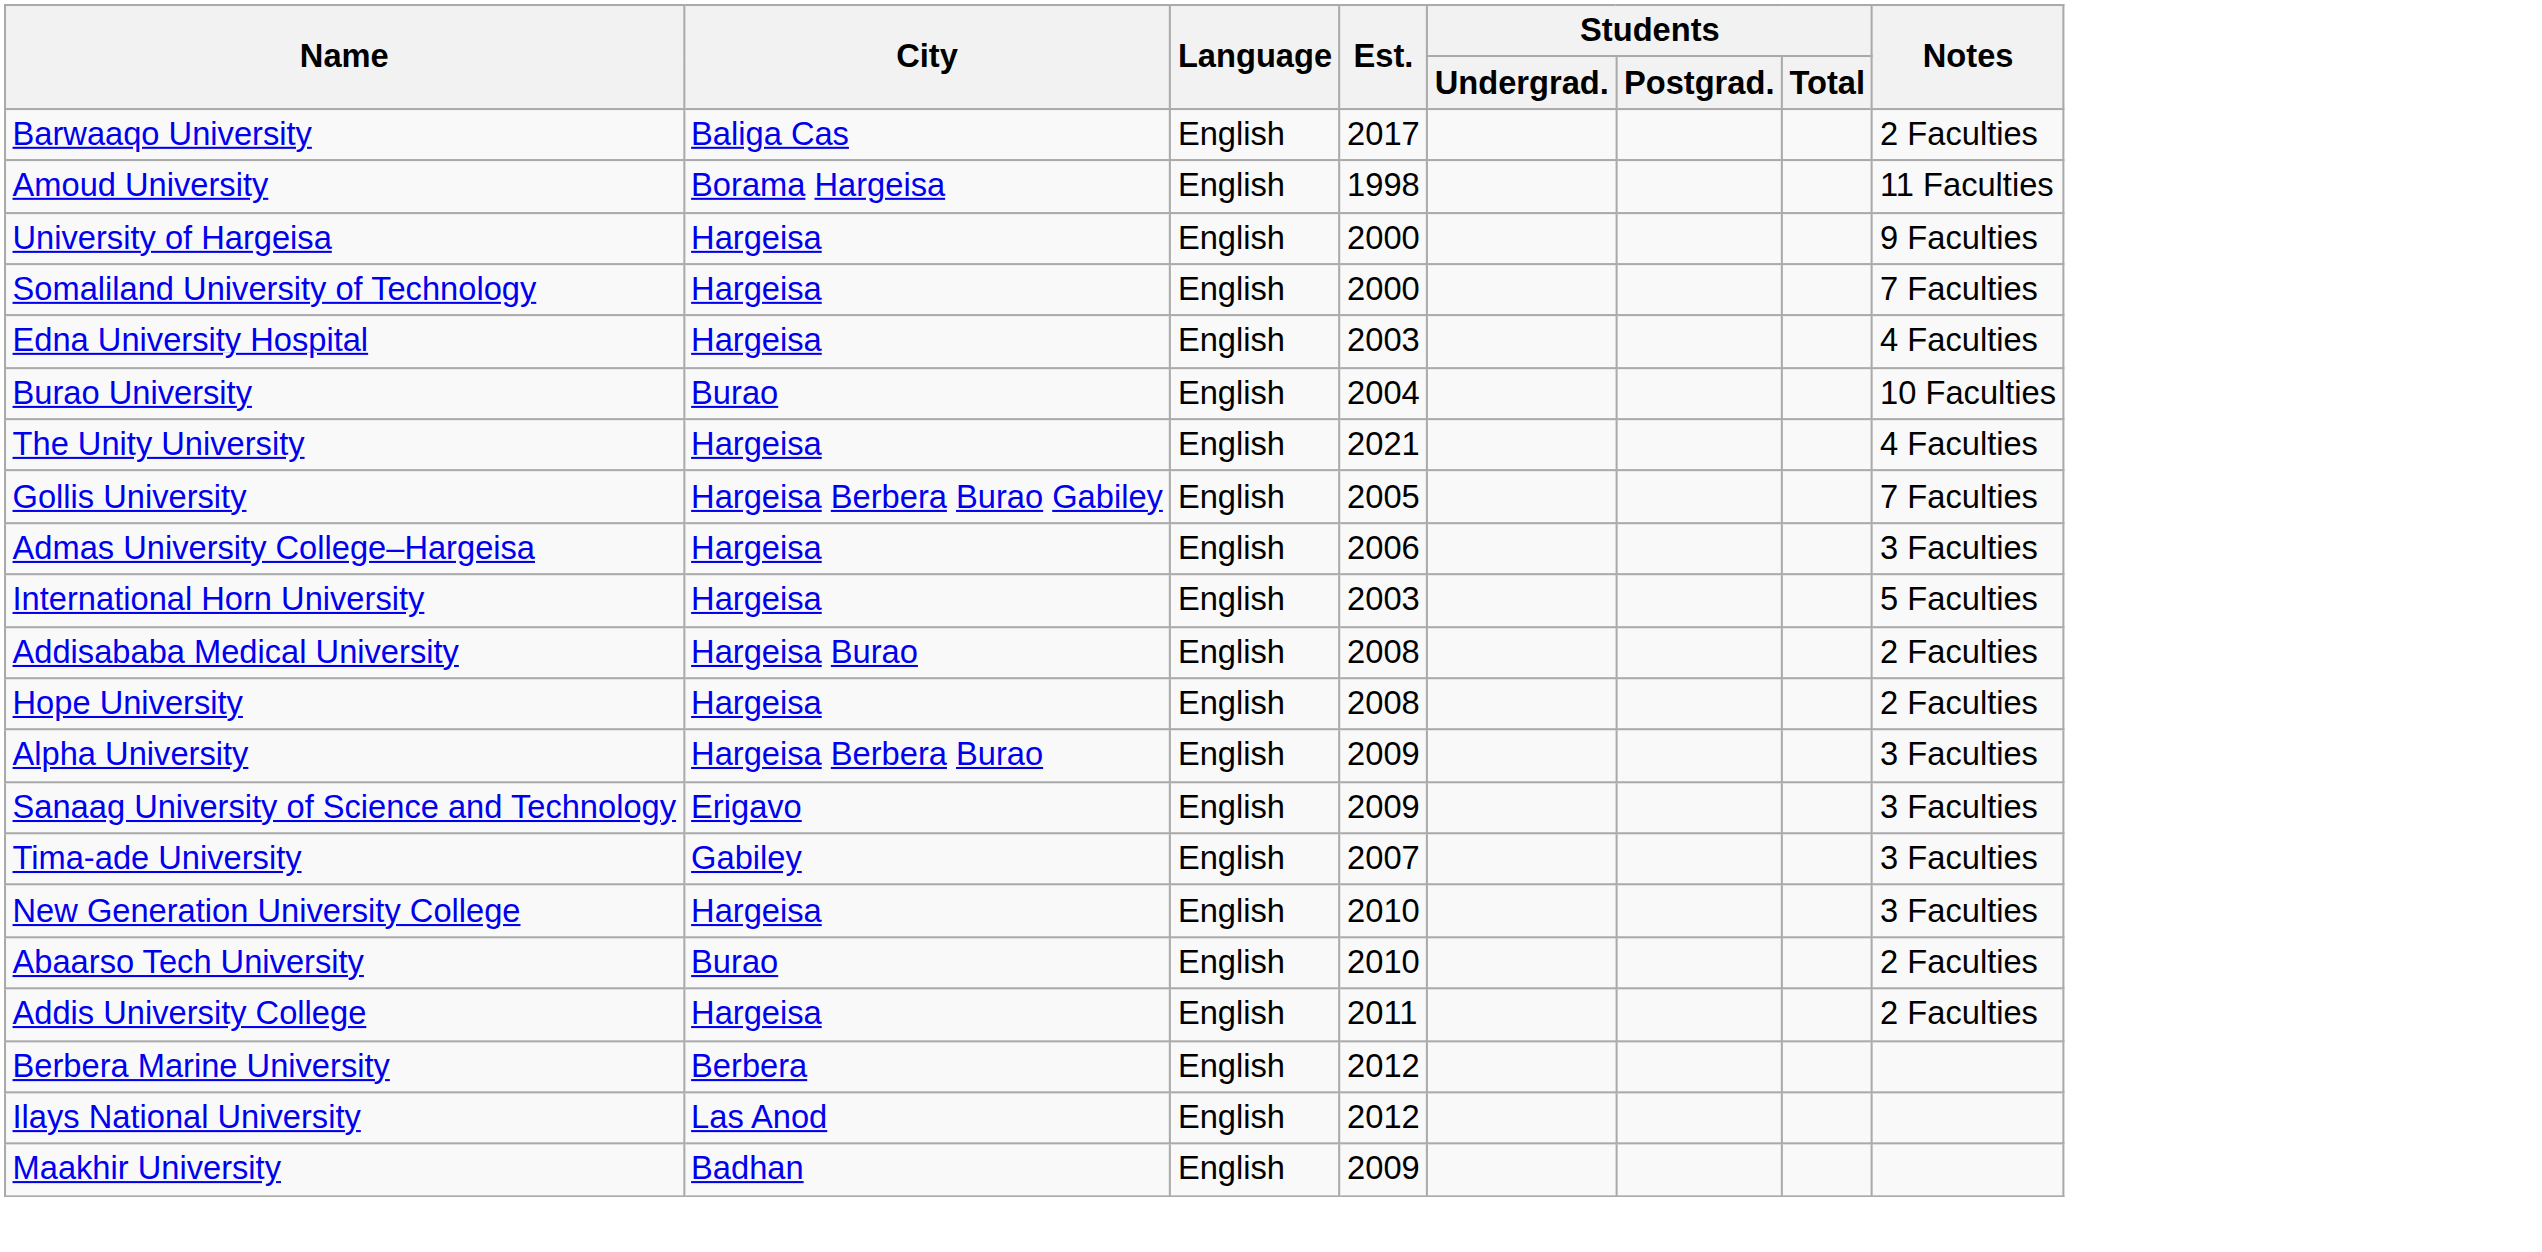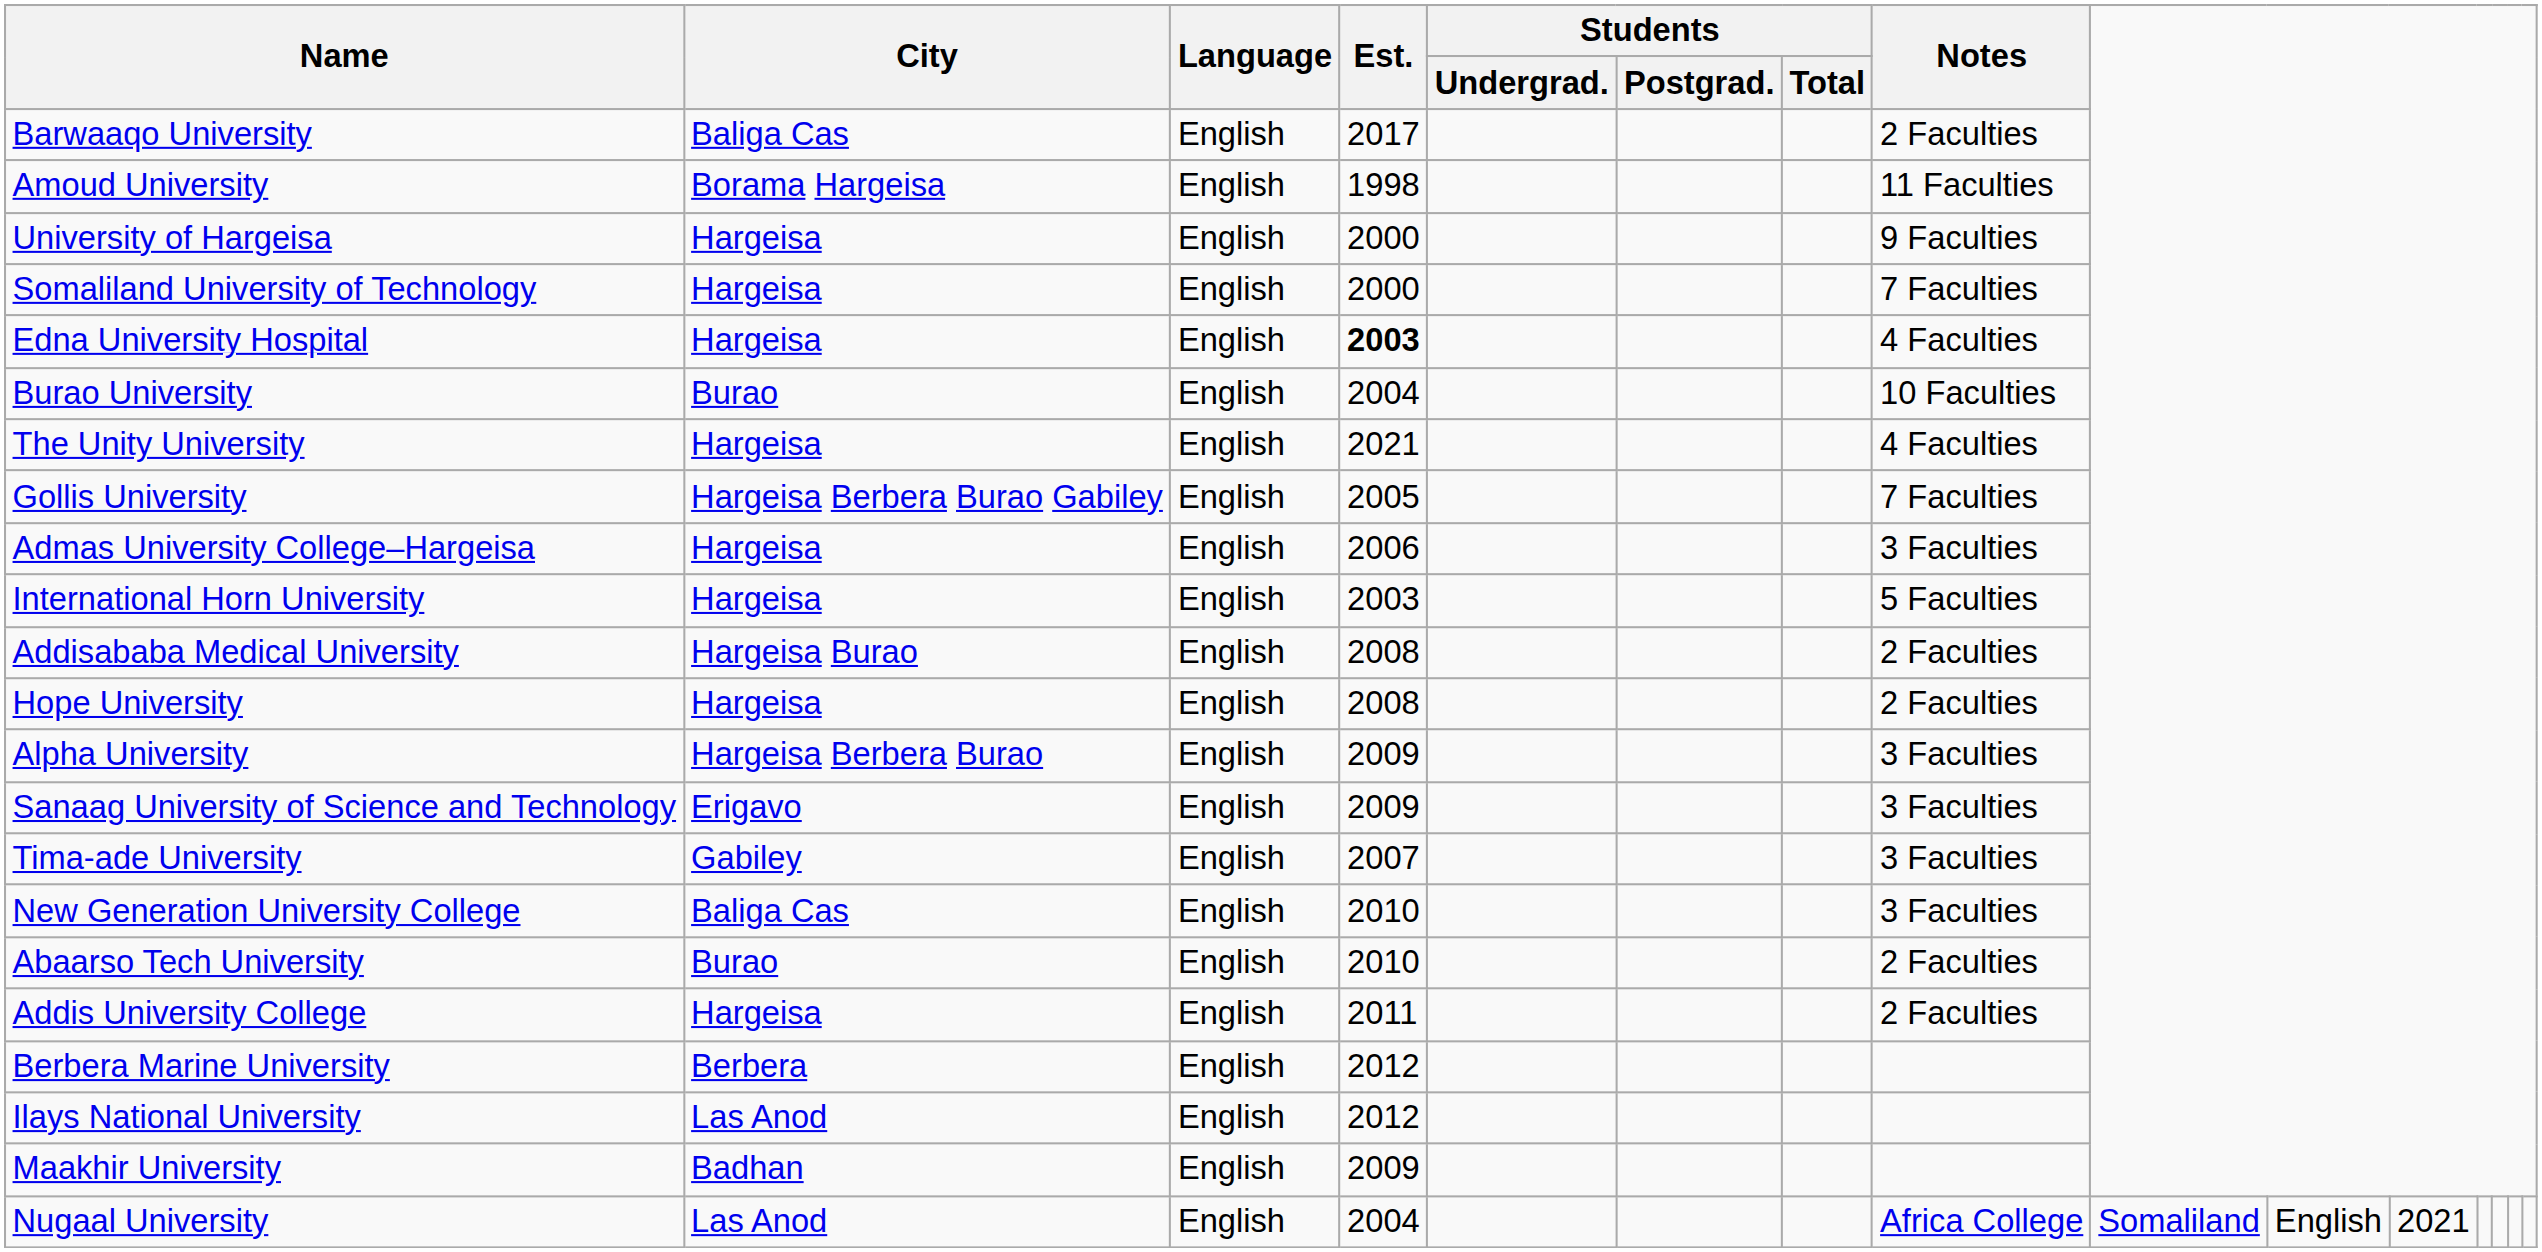(1383, 340) normal -> (1383, 340) bold
(756, 910) Hargeisa -> (770, 910) Baliga Cas
+ row: (140, 1220)
